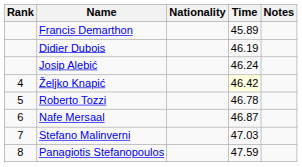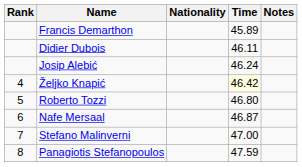(245, 48) 46.19 -> (245, 48) 46.11
(245, 100) 46.78 -> (245, 100) 46.80
(245, 135) 47.03 -> (245, 135) 47.00
